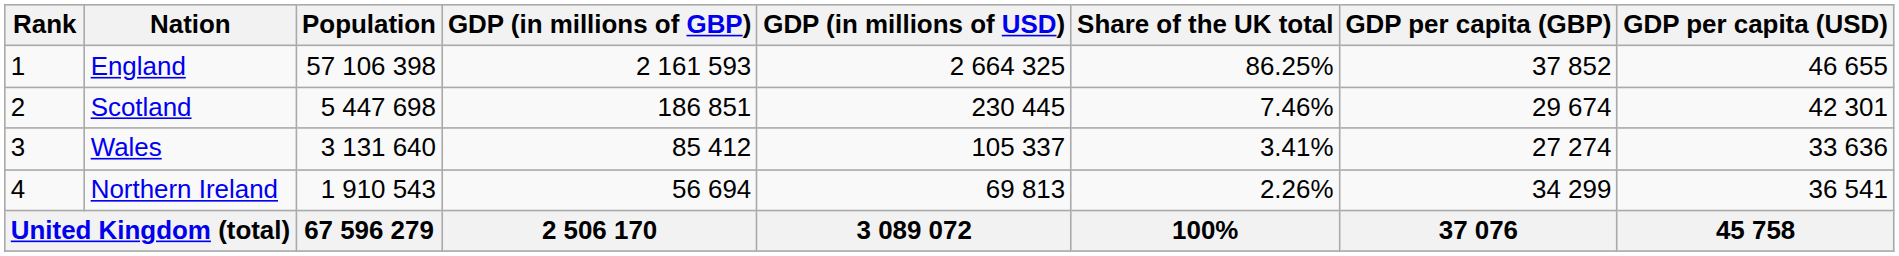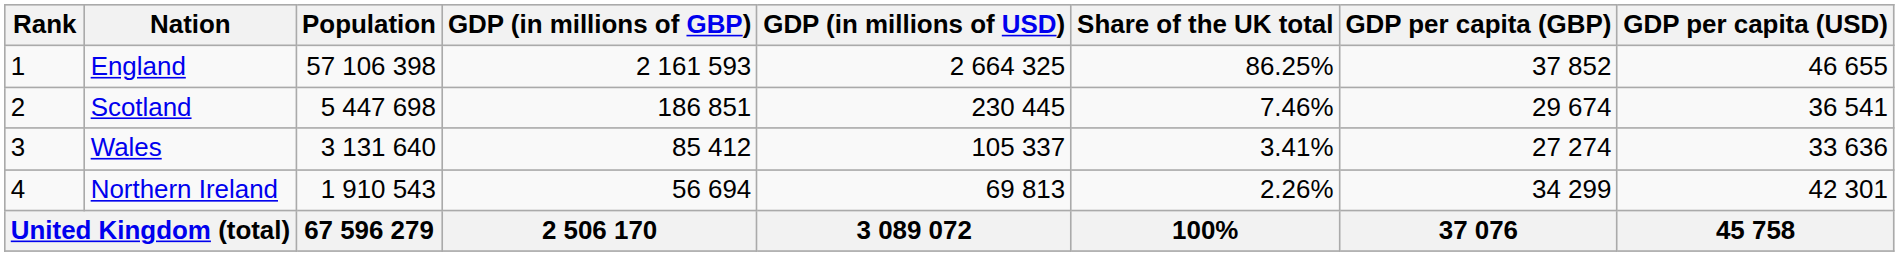(1848, 107) 42 301 -> (1848, 107) 36 541
(1848, 189) 36 541 -> (1848, 189) 42 301
